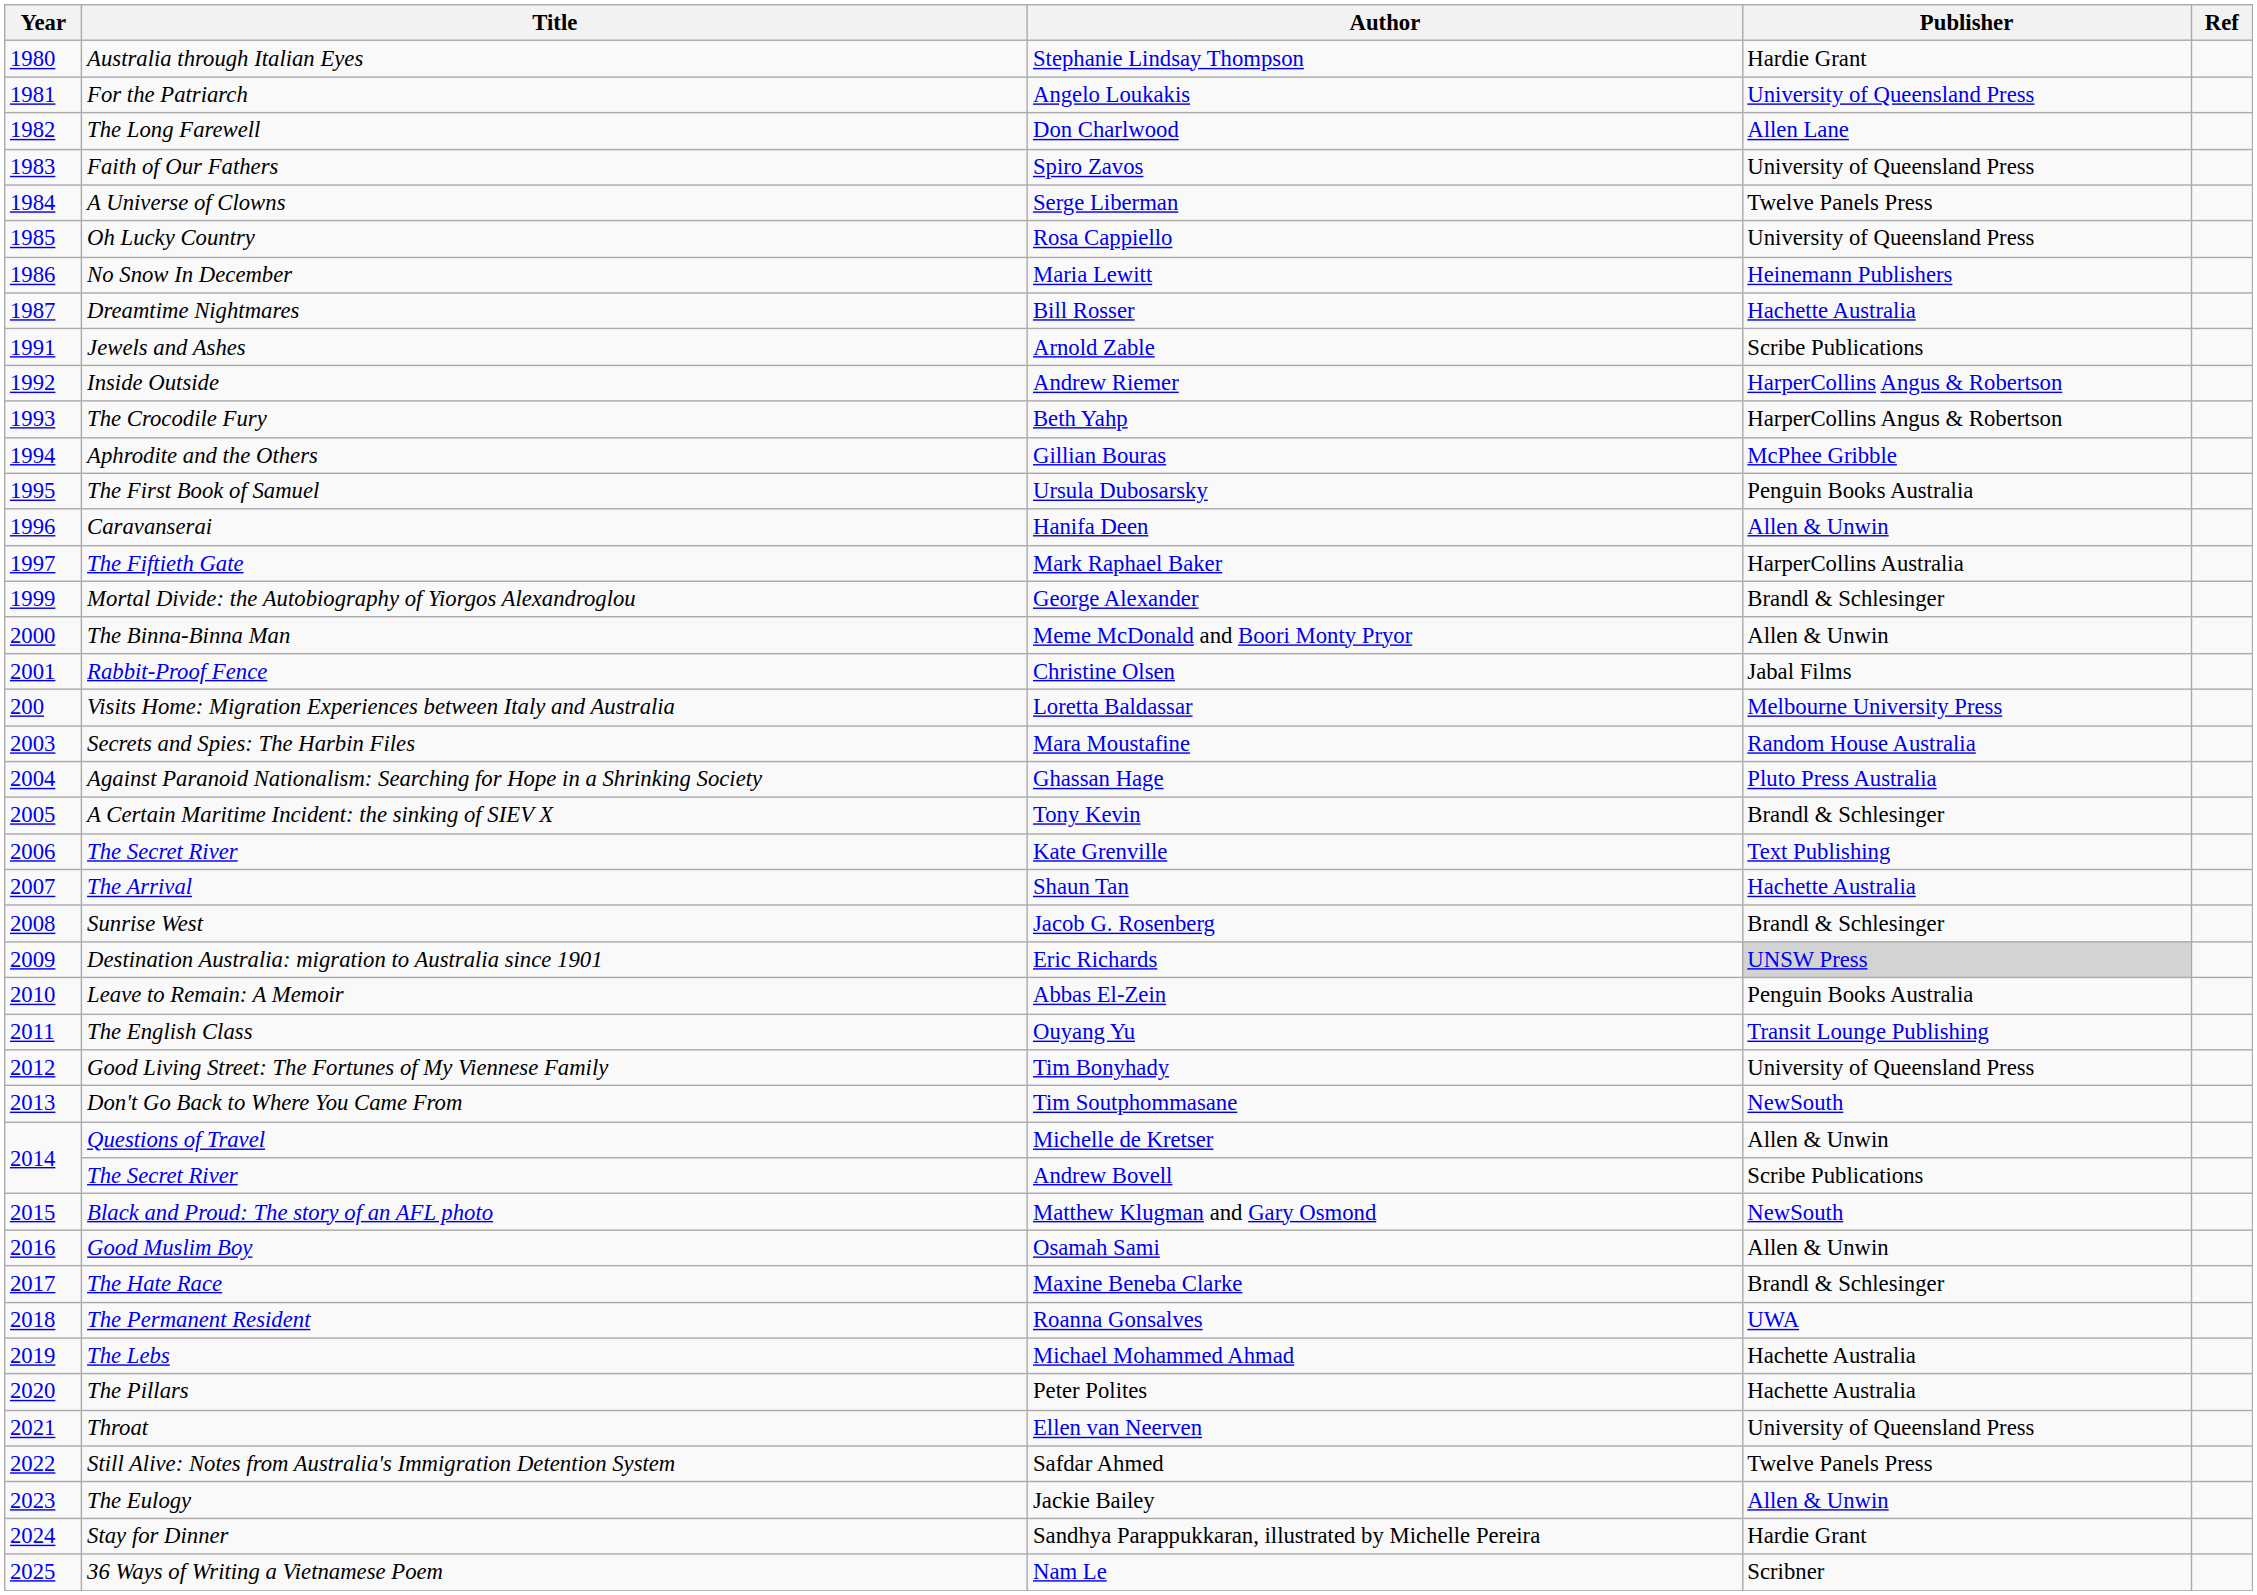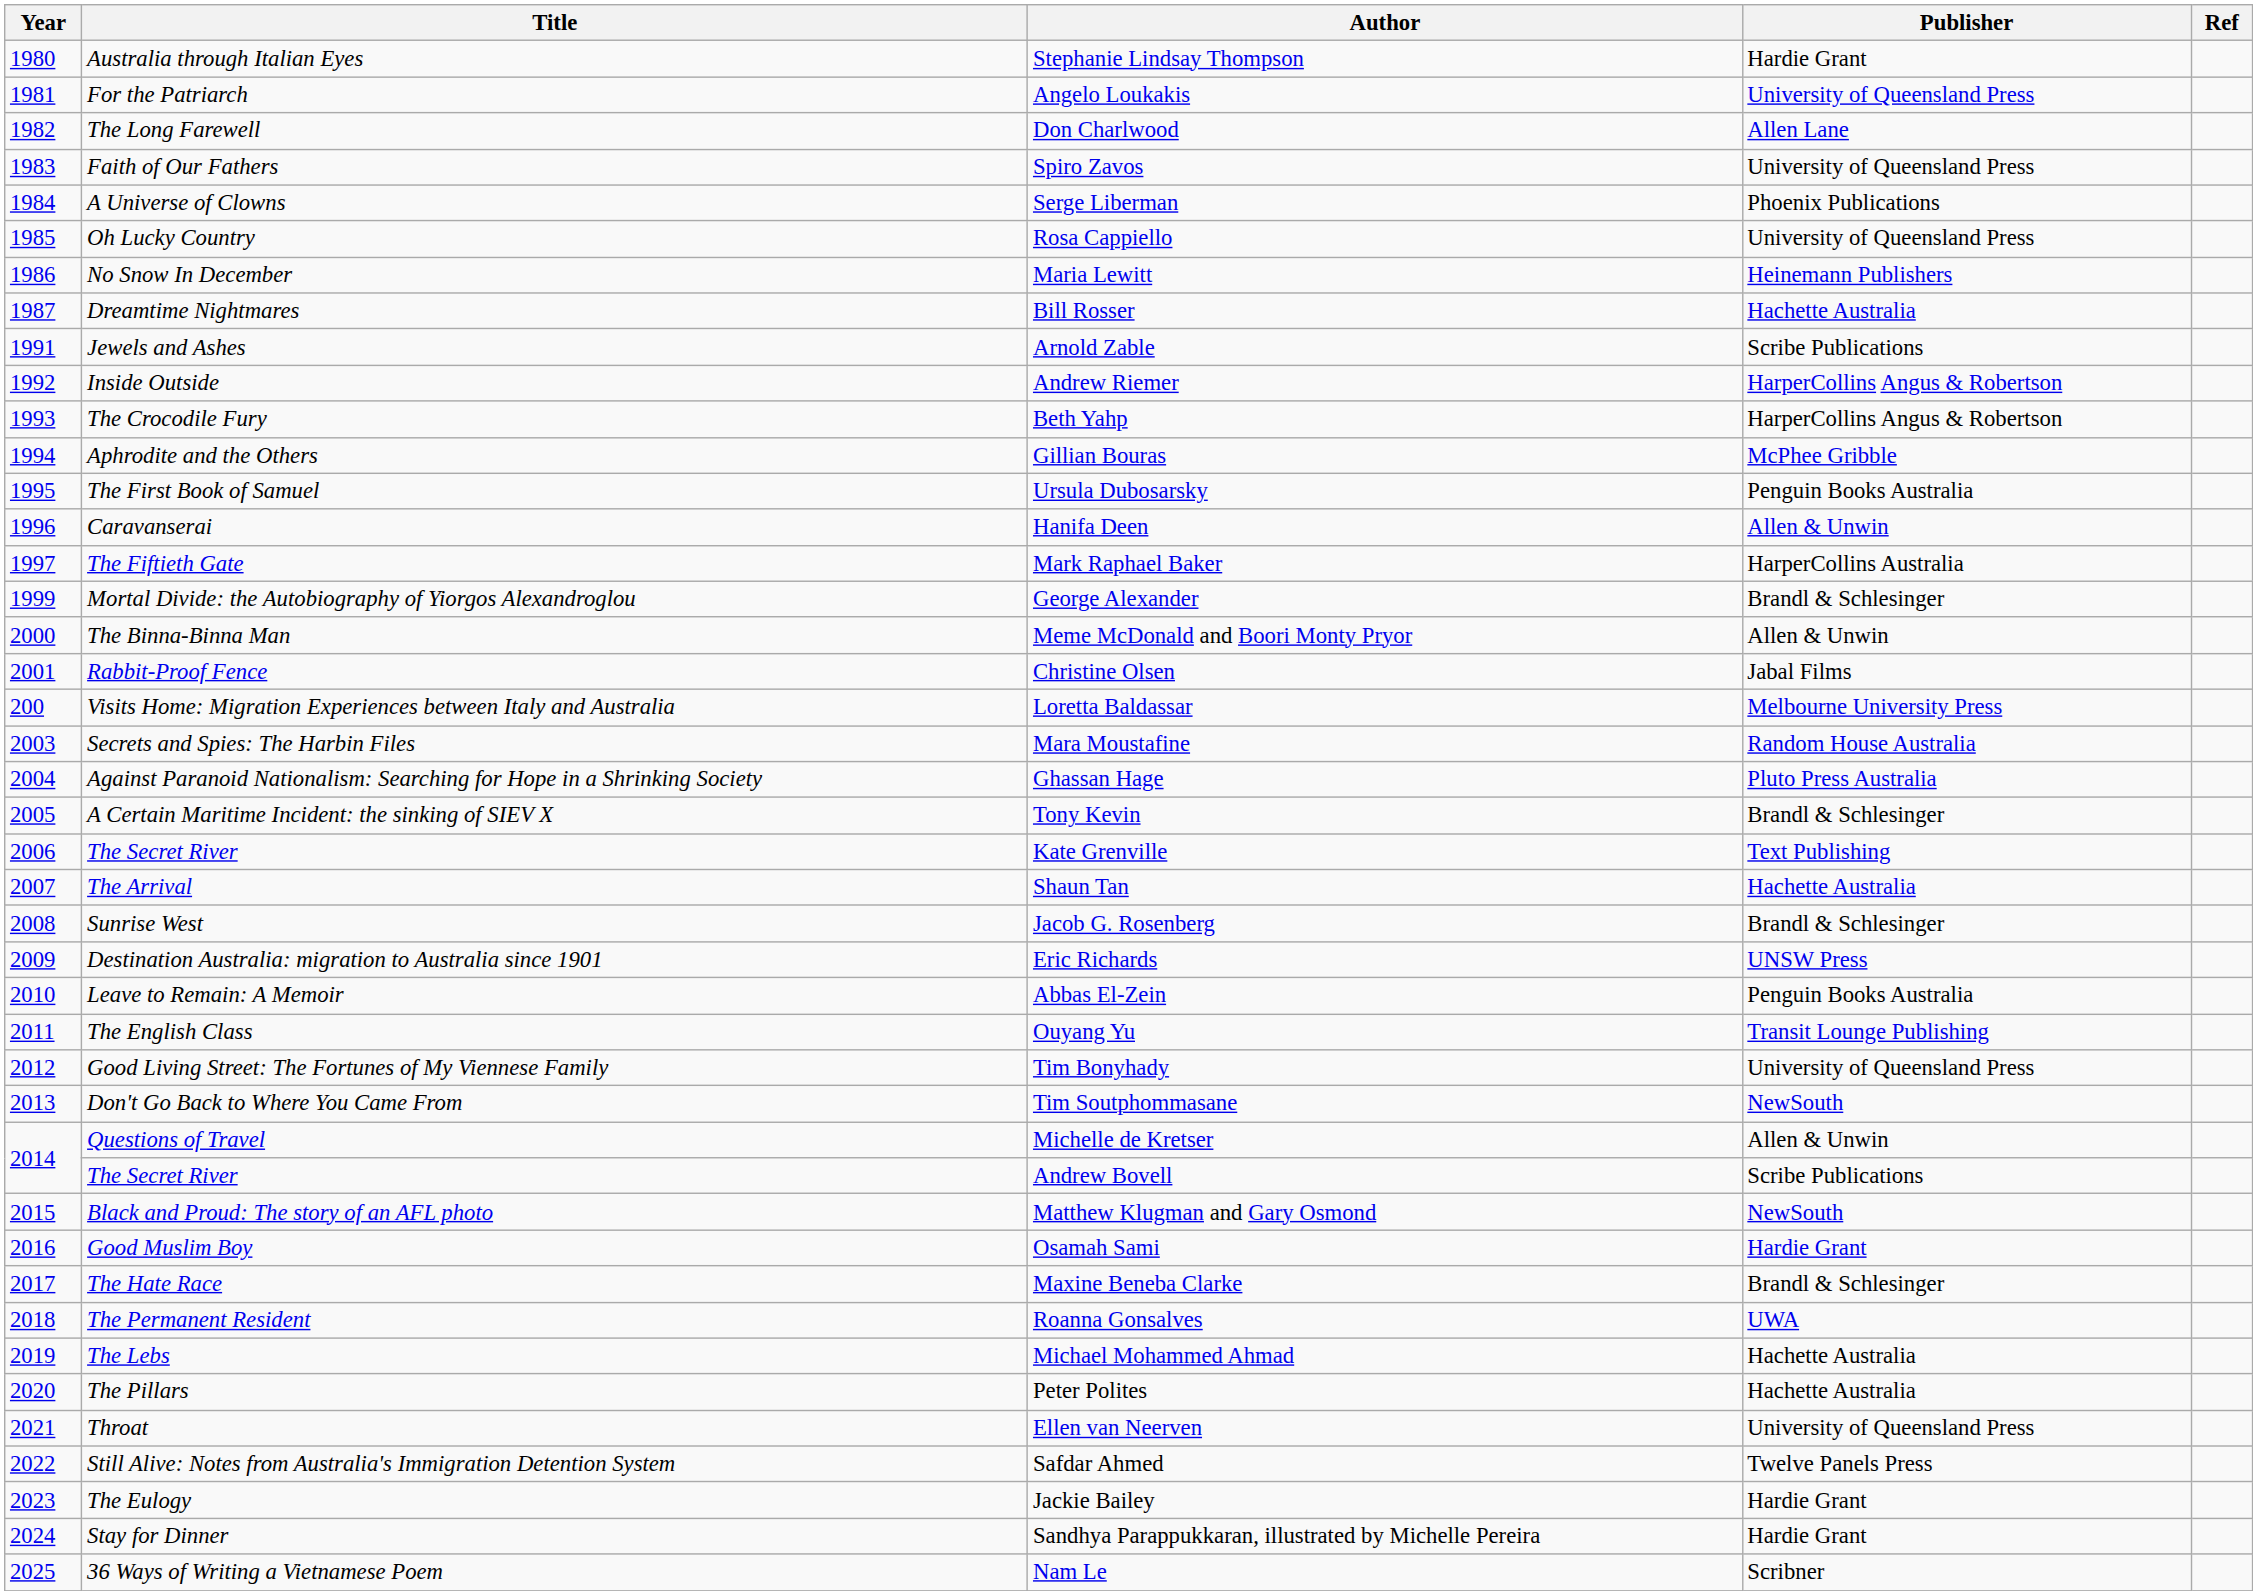(1840, 202) Twelve Panels Press -> (1844, 202) Phoenix Publications
(1807, 959) lightgrey background -> (1807, 959) no background
(1818, 1247) Allen & Unwin -> (1807, 1247) Hardie Grant
(1818, 1499) Allen & Unwin -> (1807, 1499) Hardie Grant
